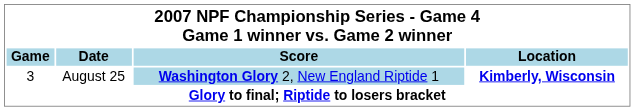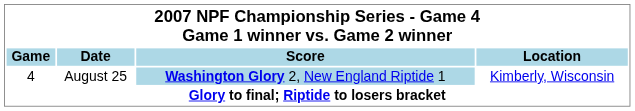(30, 76) 3 -> (31, 76) 4
(547, 76) bold -> (552, 76) normal
